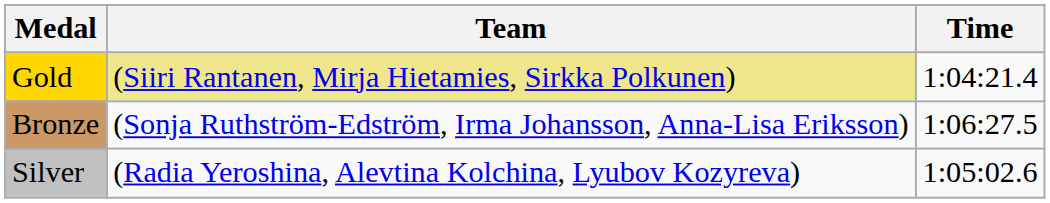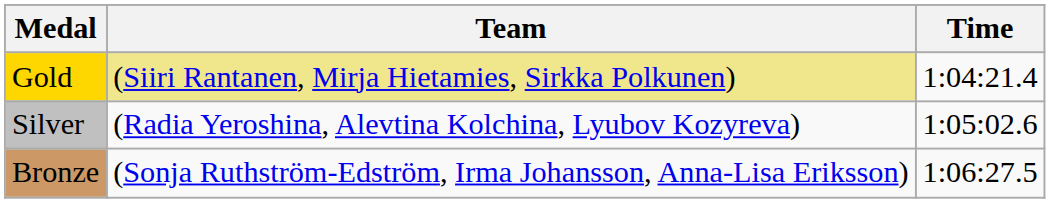rows swapped: (48, 172) <-> (56, 124)
